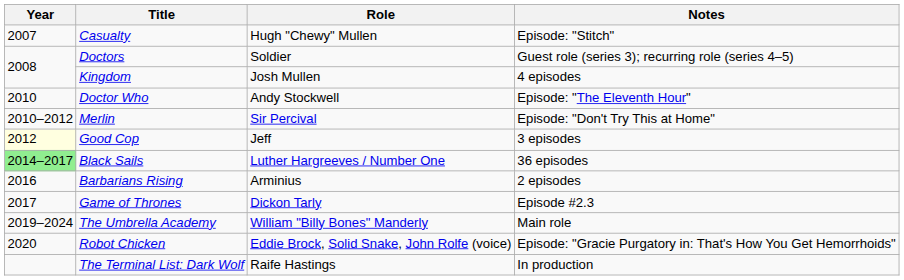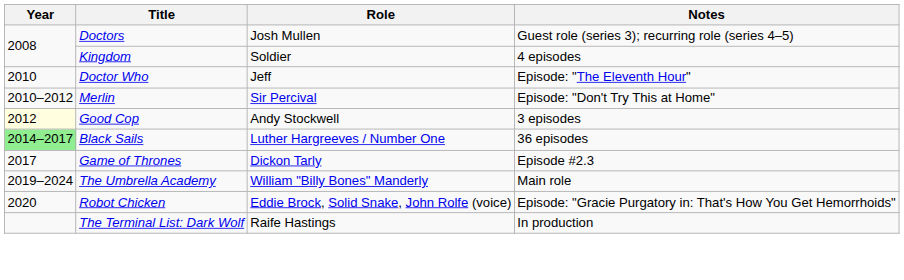- row: (105, 35)
(271, 56) Soldier -> (285, 35) Josh Mullen
(285, 77) Josh Mullen -> (271, 56) Soldier
(295, 98) Andy Stockwell -> (261, 77) Jeff
(261, 139) Jeff -> (295, 118) Andy Stockwell
- row: (131, 181)
